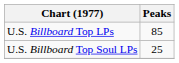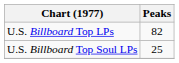(157, 31) 85 -> (157, 31) 82
